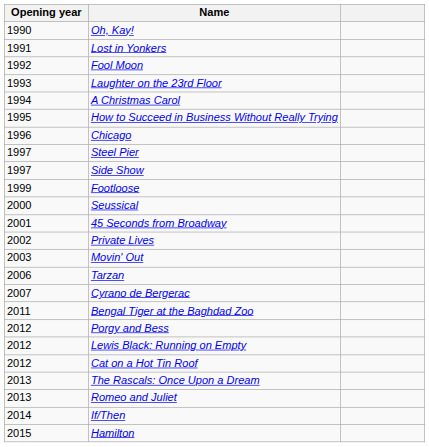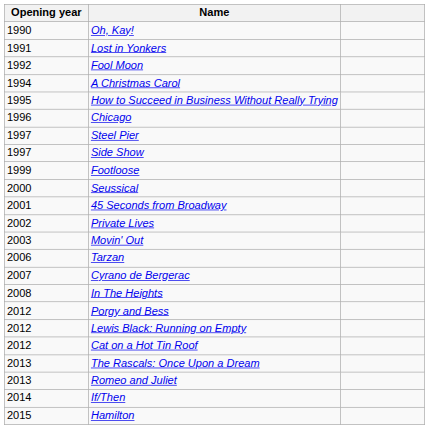- row: (156, 83)
+ row: (127, 293)
- row: (172, 310)
